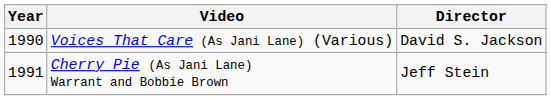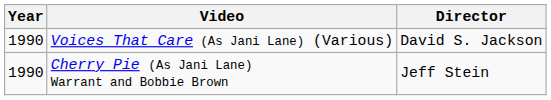(26, 74) 1991 -> (26, 74) 1990
